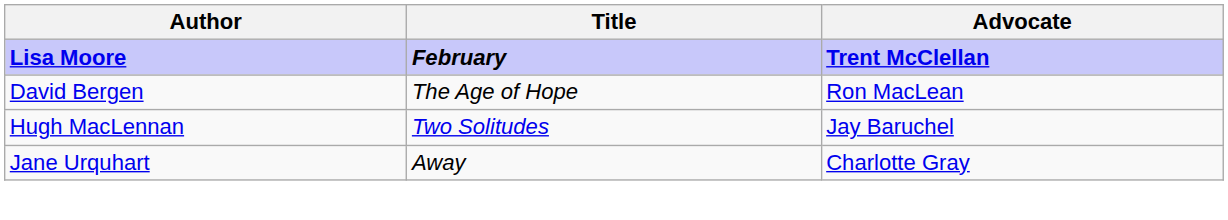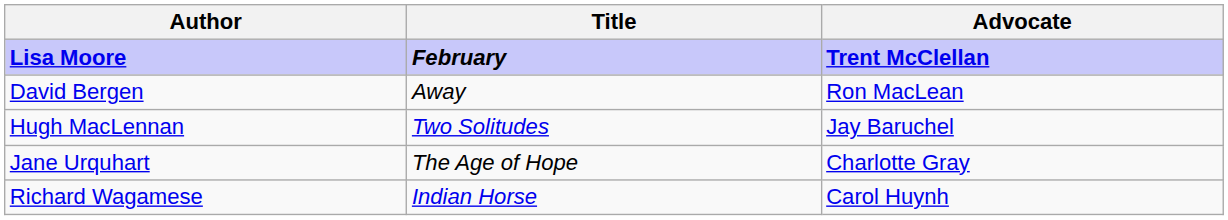(495, 92) The Age of Hope -> (439, 92) Away
(439, 162) Away -> (495, 162) The Age of Hope
+ row: (106, 197)
